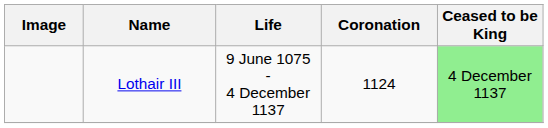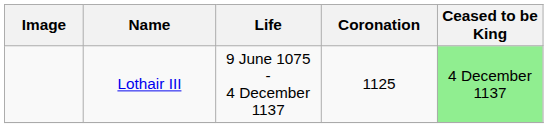(379, 84) 1124 -> (379, 84) 1125
